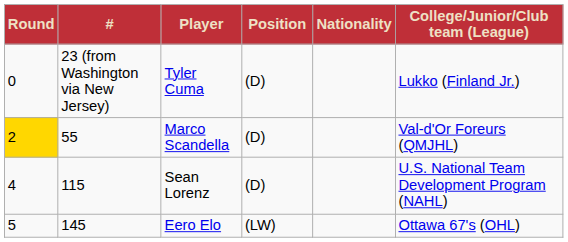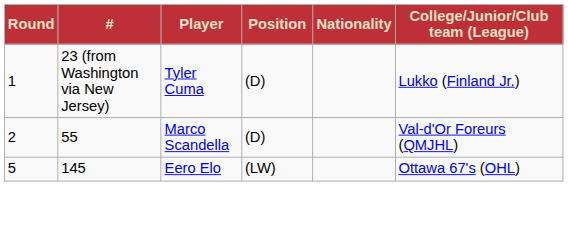(12, 80) 0 -> (12, 80) 1
(12, 137) gold background -> (12, 137) no background
- row: (187, 185)
